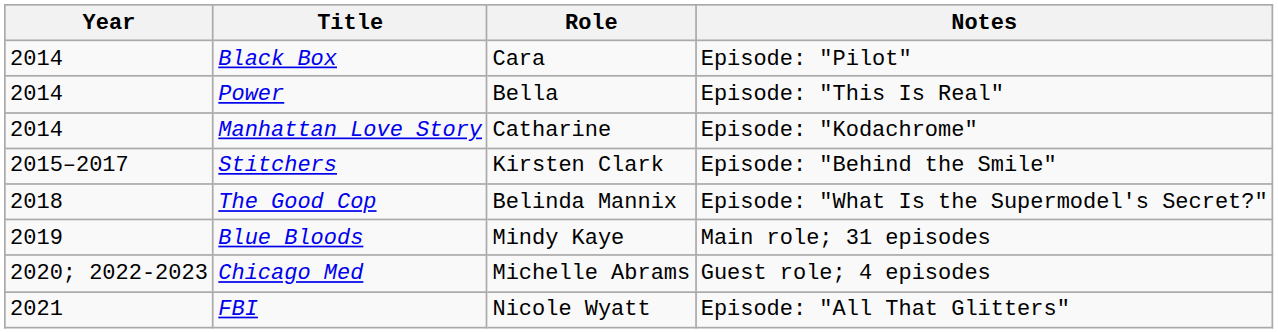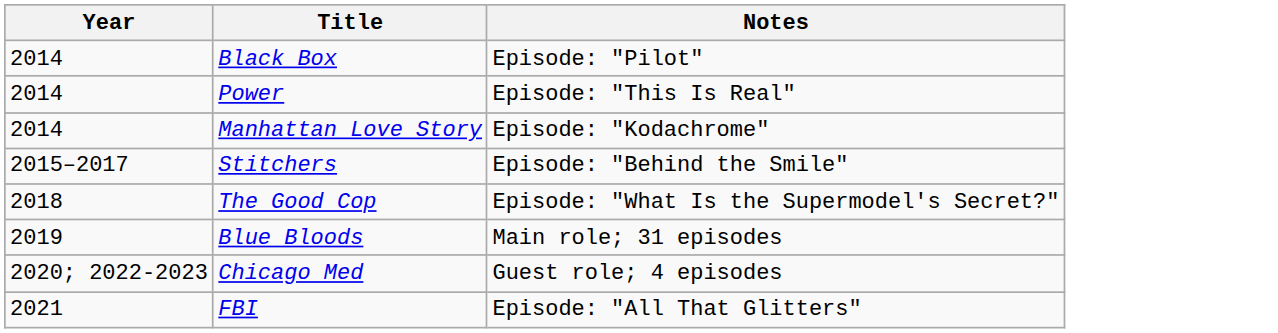- column: (591, 23)
